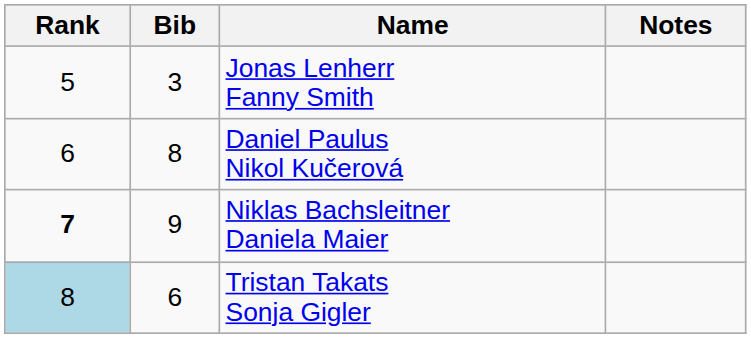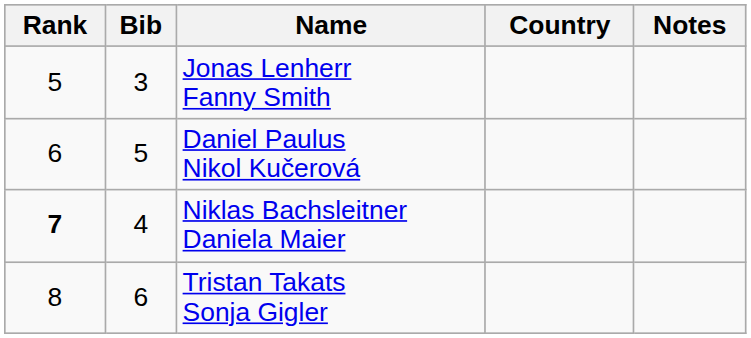+ column: (560, 25)
(175, 153) 8 -> (141, 153) 5
(175, 225) 9 -> (141, 225) 4
(67, 296) lightblue background -> (55, 296) no background
